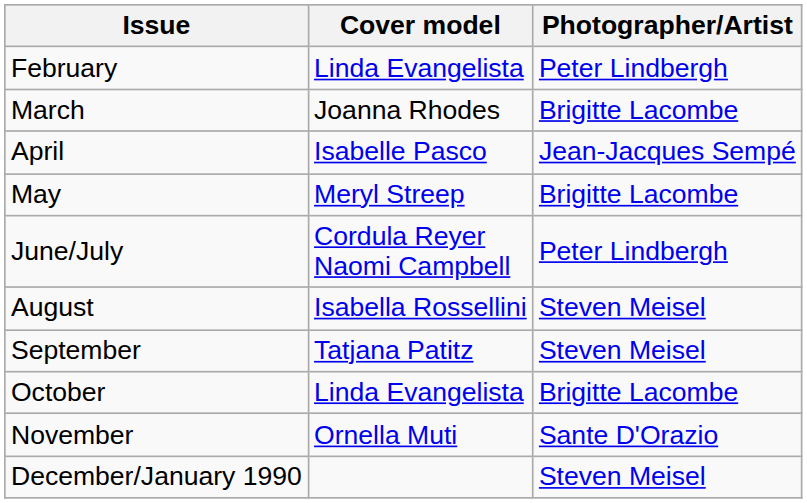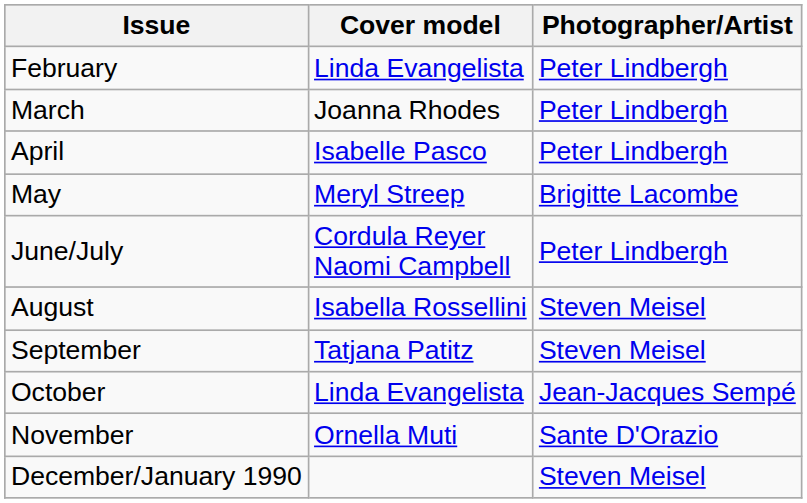(639, 109) Brigitte Lacombe -> (633, 109) Peter Lindbergh
(667, 151) Jean-Jacques Sempé -> (633, 151) Peter Lindbergh
(639, 392) Brigitte Lacombe -> (667, 392) Jean-Jacques Sempé
